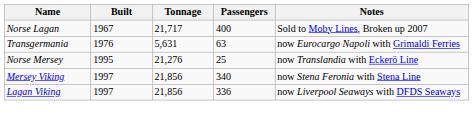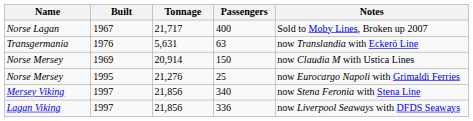(369, 44) now Eurocargo Napoli with Grimaldi Ferries -> (348, 44) now Translandia with Eckerö Line
+ row: (35, 60)
(348, 60) now Translandia with Eckerö Line -> (369, 76) now Eurocargo Napoli with Grimaldi Ferries
